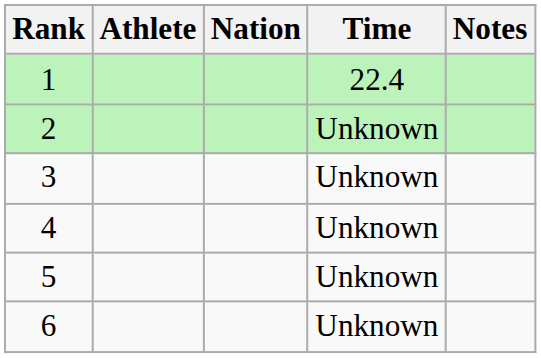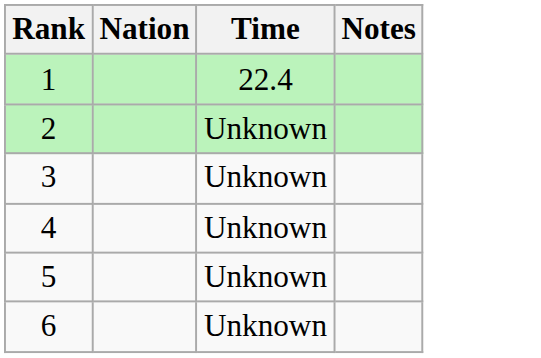- column: (148, 29)
